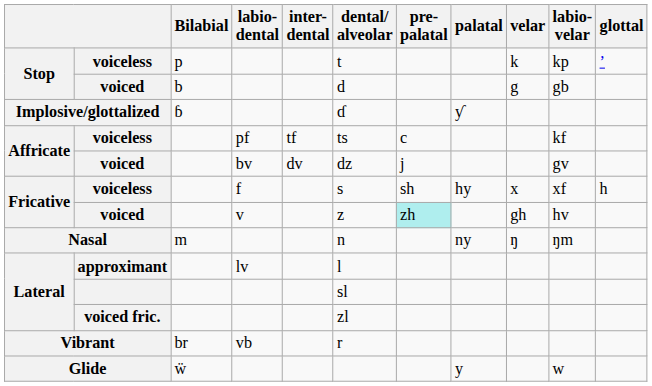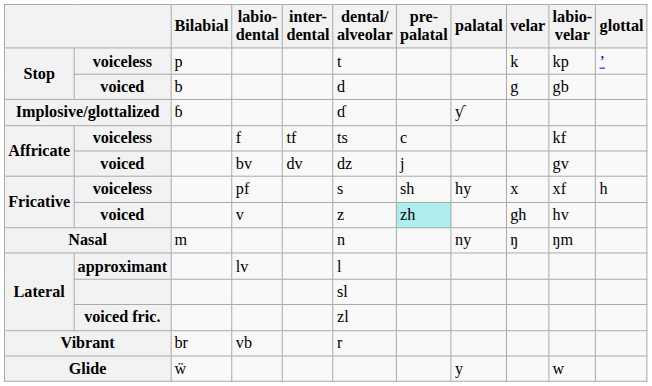(243, 138) pf -> (239, 138) f
(239, 189) f -> (243, 189) pf
